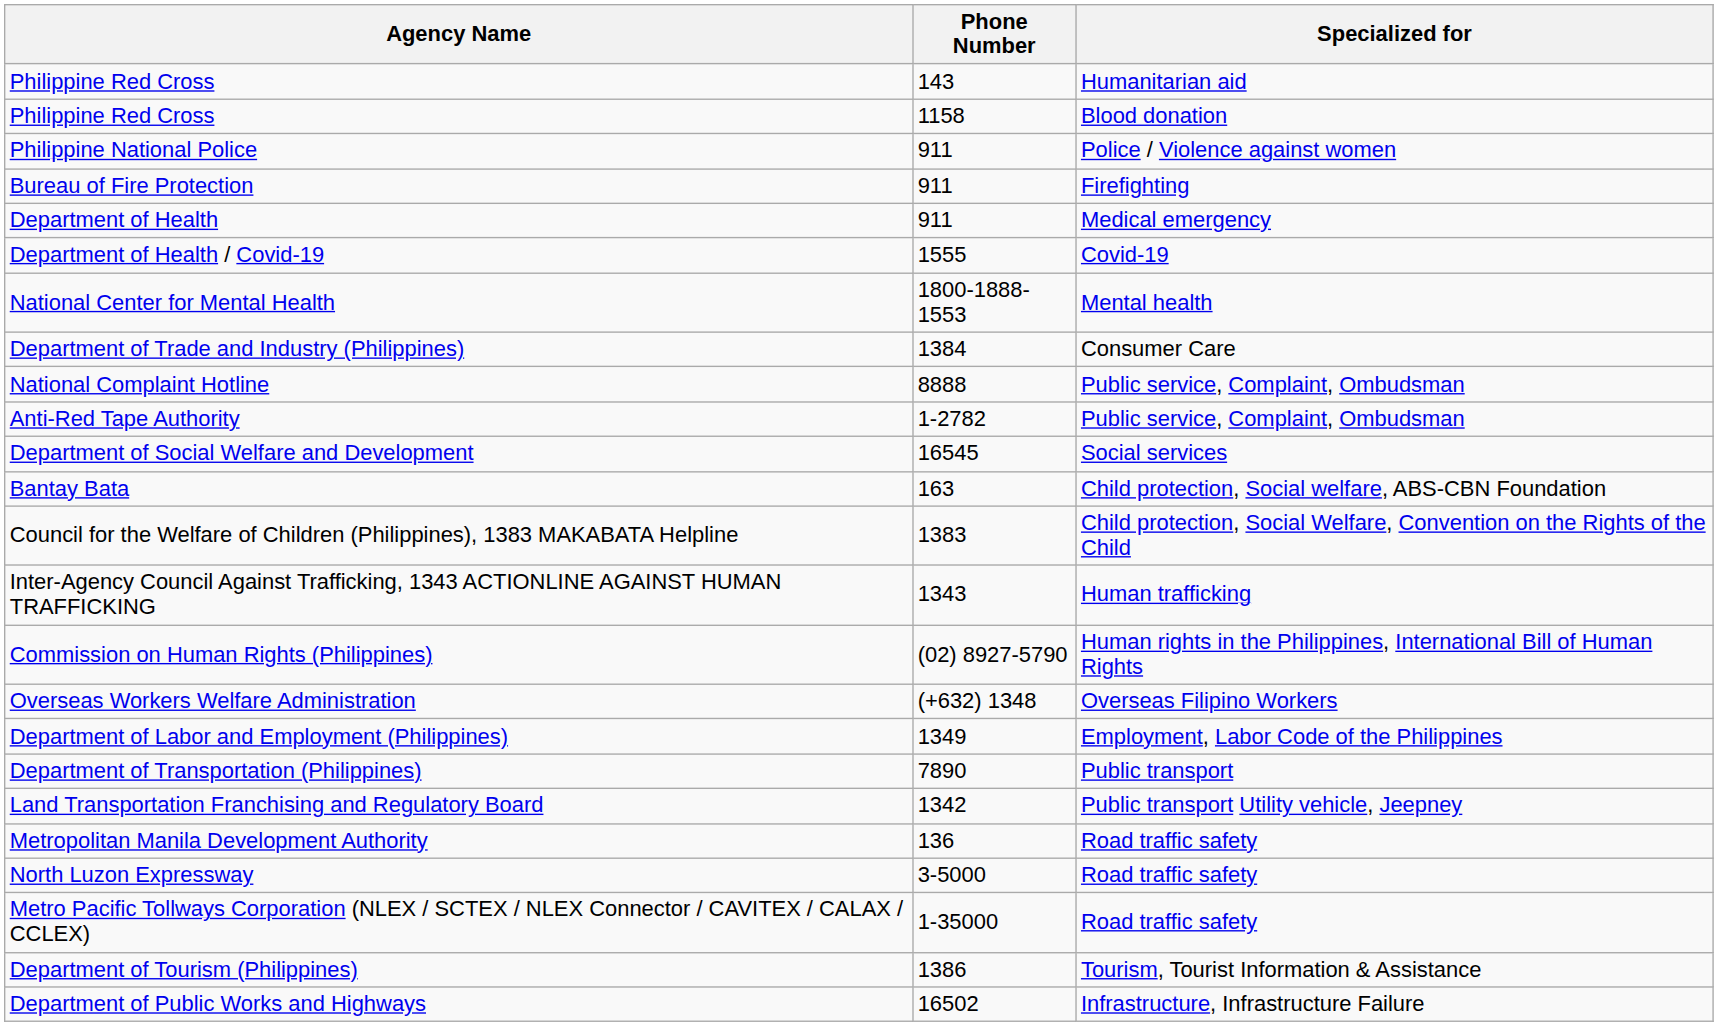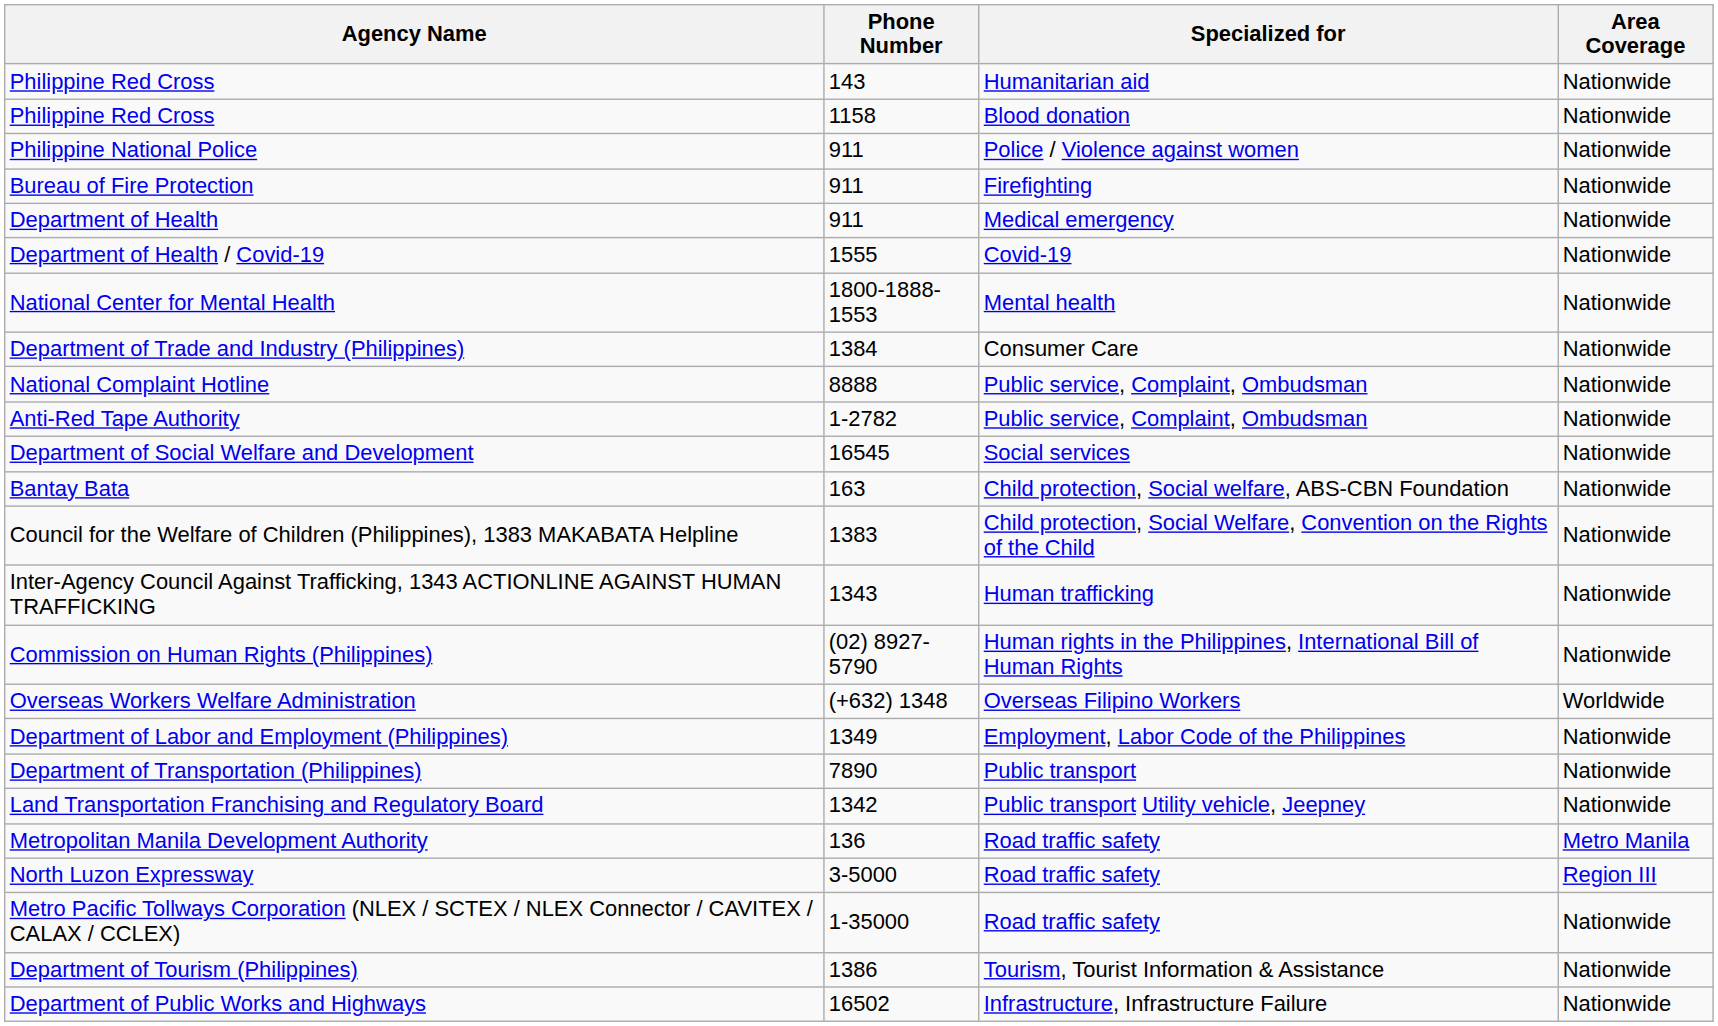+ column: (1635, 34)
